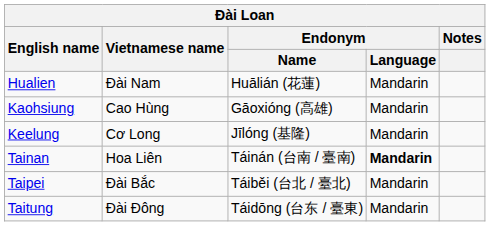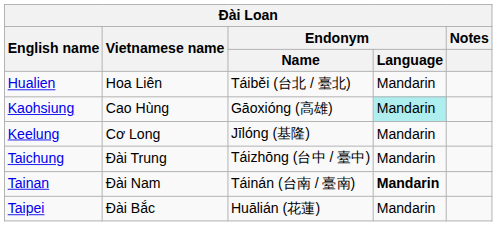(133, 83) Đài Nam -> (134, 83) Hoa Liên
(276, 83) Huālián (花蓮) -> (291, 83) Táiběi (台北 / 臺北)
(399, 108) no background -> (406, 108) paleturquoise background
+ row: (36, 158)
(134, 158) Hoa Liên -> (133, 183) Đài Nam
(291, 183) Táiběi (台北 / 臺北) -> (276, 208) Huālián (花蓮)
- row: (30, 208)
